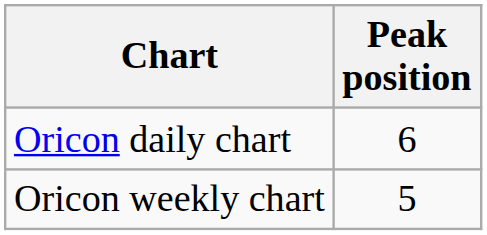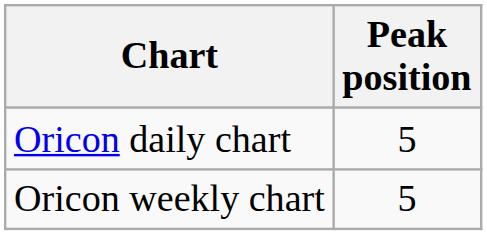(407, 137) 6 -> (407, 137) 5
